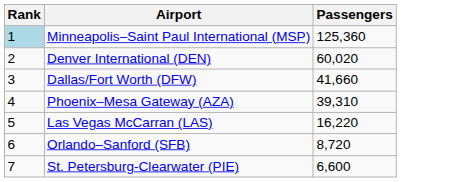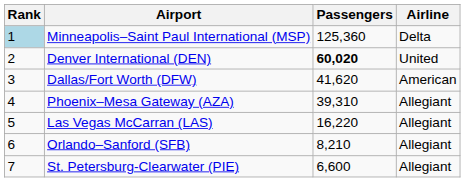+ column: (428, 15)
(337, 58) normal -> (337, 58) bold
(337, 79) 41,660 -> (337, 79) 41,620
(333, 144) 8,720 -> (333, 144) 8,210
